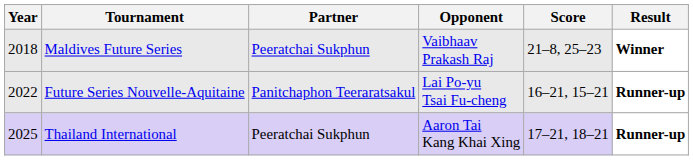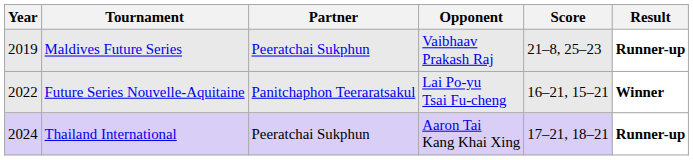(23, 50) 2018 -> (23, 50) 2019
(640, 50) Winner -> (650, 50) Runner-up
(650, 92) Runner-up -> (640, 92) Winner
(23, 134) 2025 -> (23, 134) 2024
